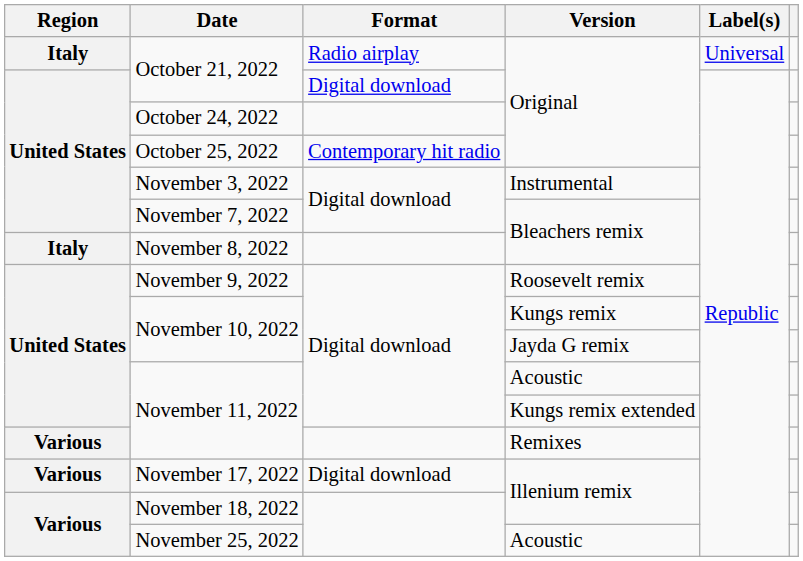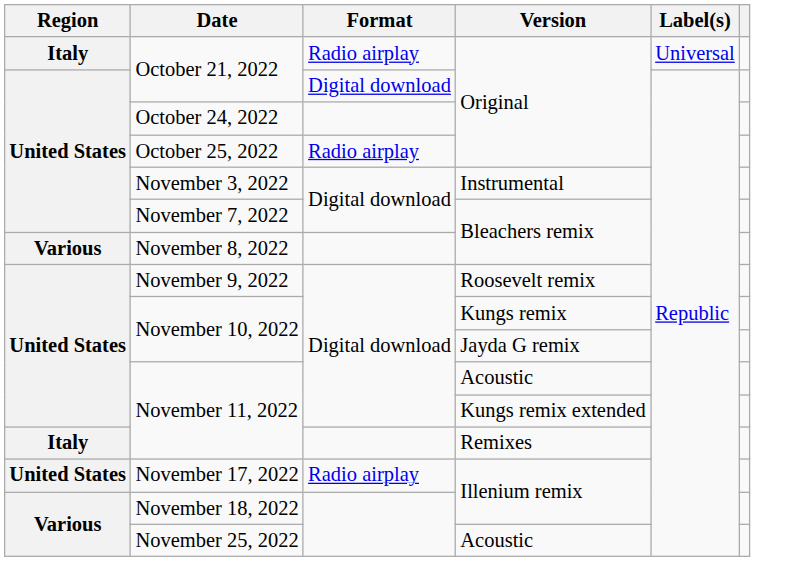(404, 150) Contemporary hit radio -> (364, 150) Radio airplay
(68, 248) Italy -> (68, 248) Various
(68, 442) Various -> (68, 442) Italy
(68, 475) Various -> (68, 475) United States
(379, 475) Digital download -> (364, 475) Radio airplay
